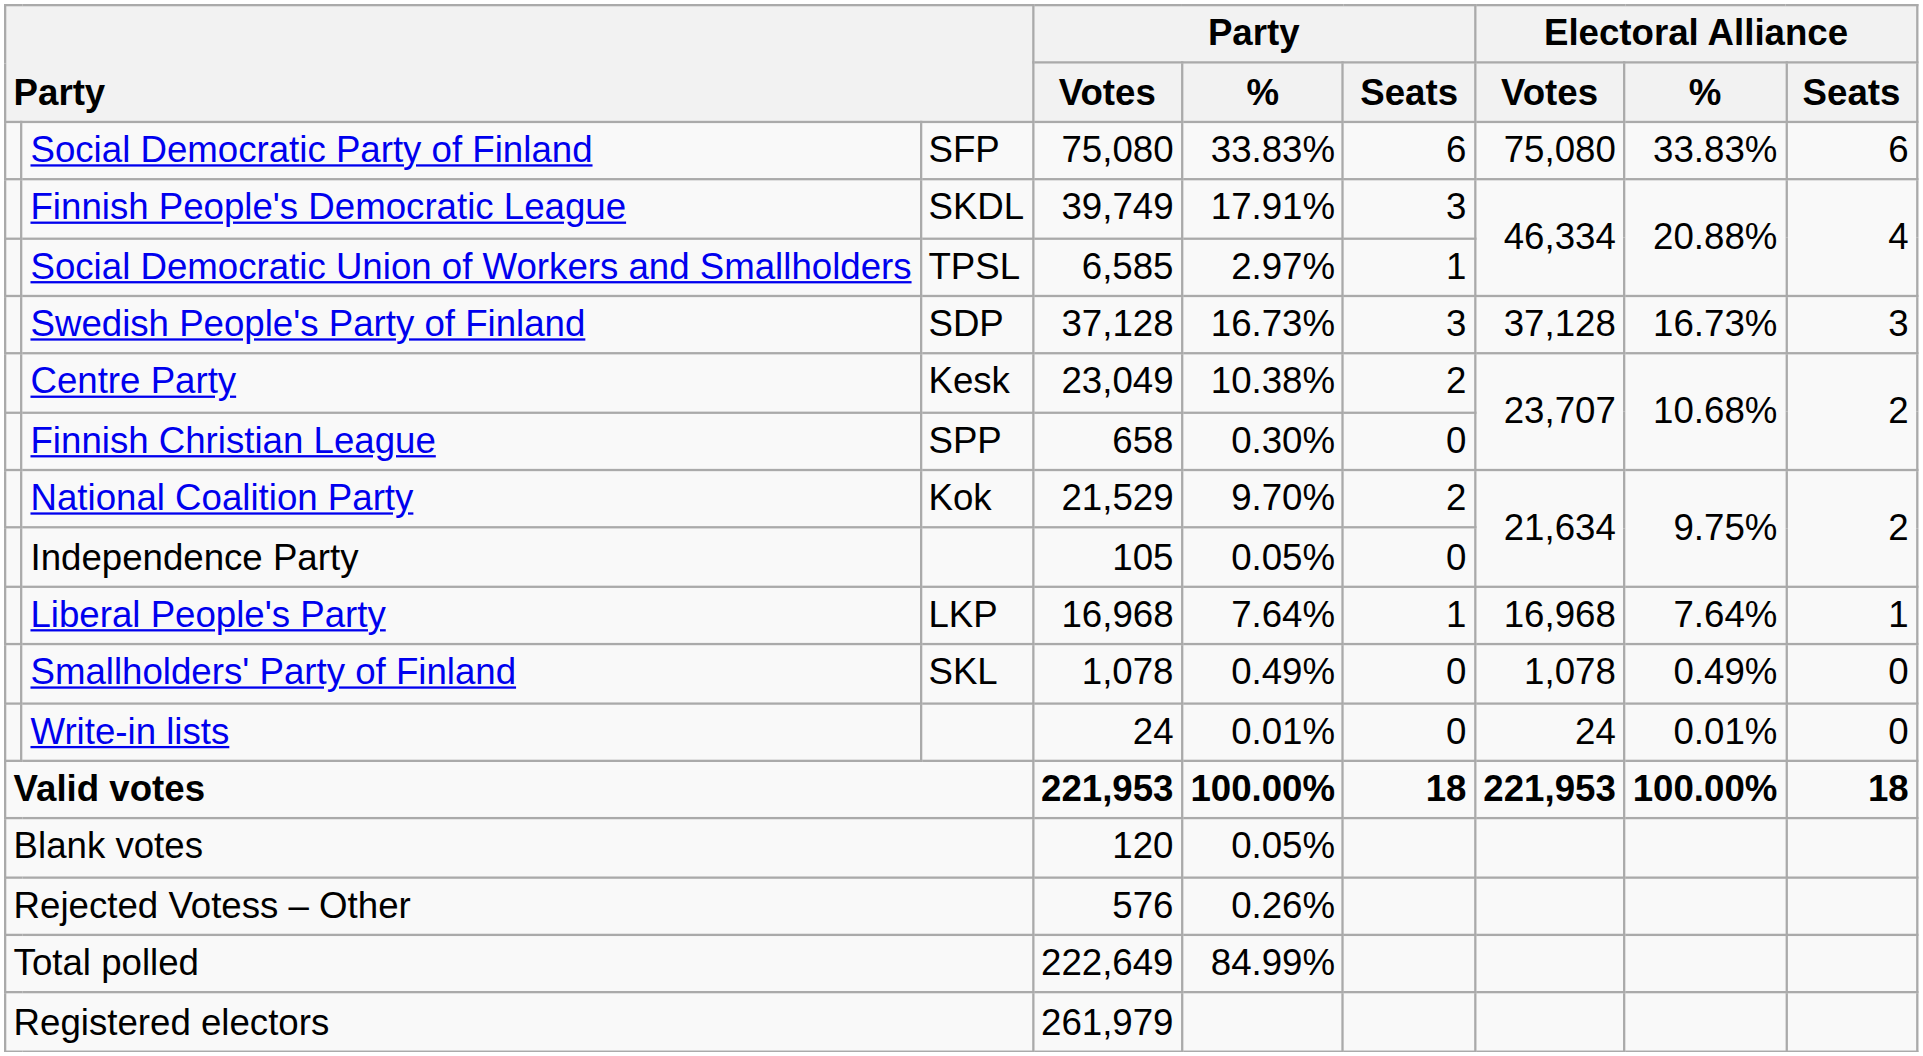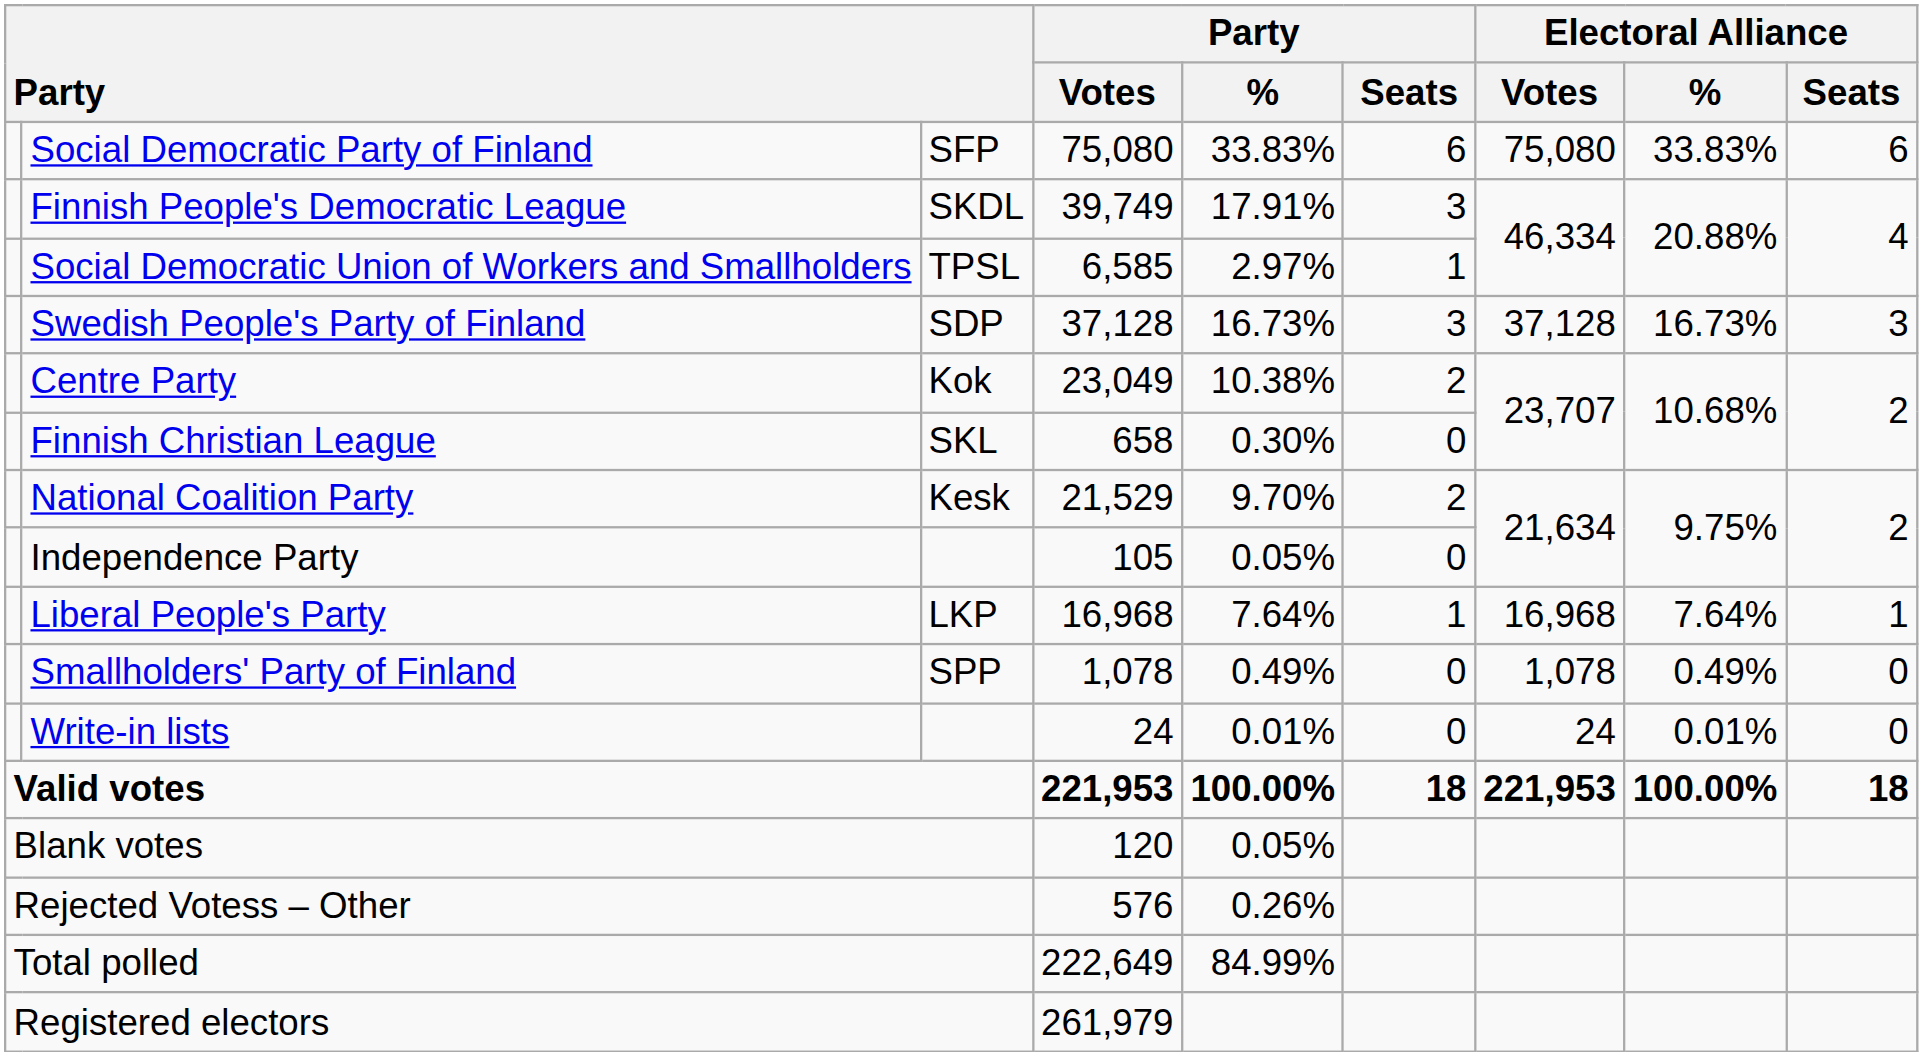(969, 382) Kesk -> (960, 382) Kok
(965, 440) SPP -> (963, 440) SKL
(960, 498) Kok -> (969, 498) Kesk
(963, 672) SKL -> (965, 672) SPP
